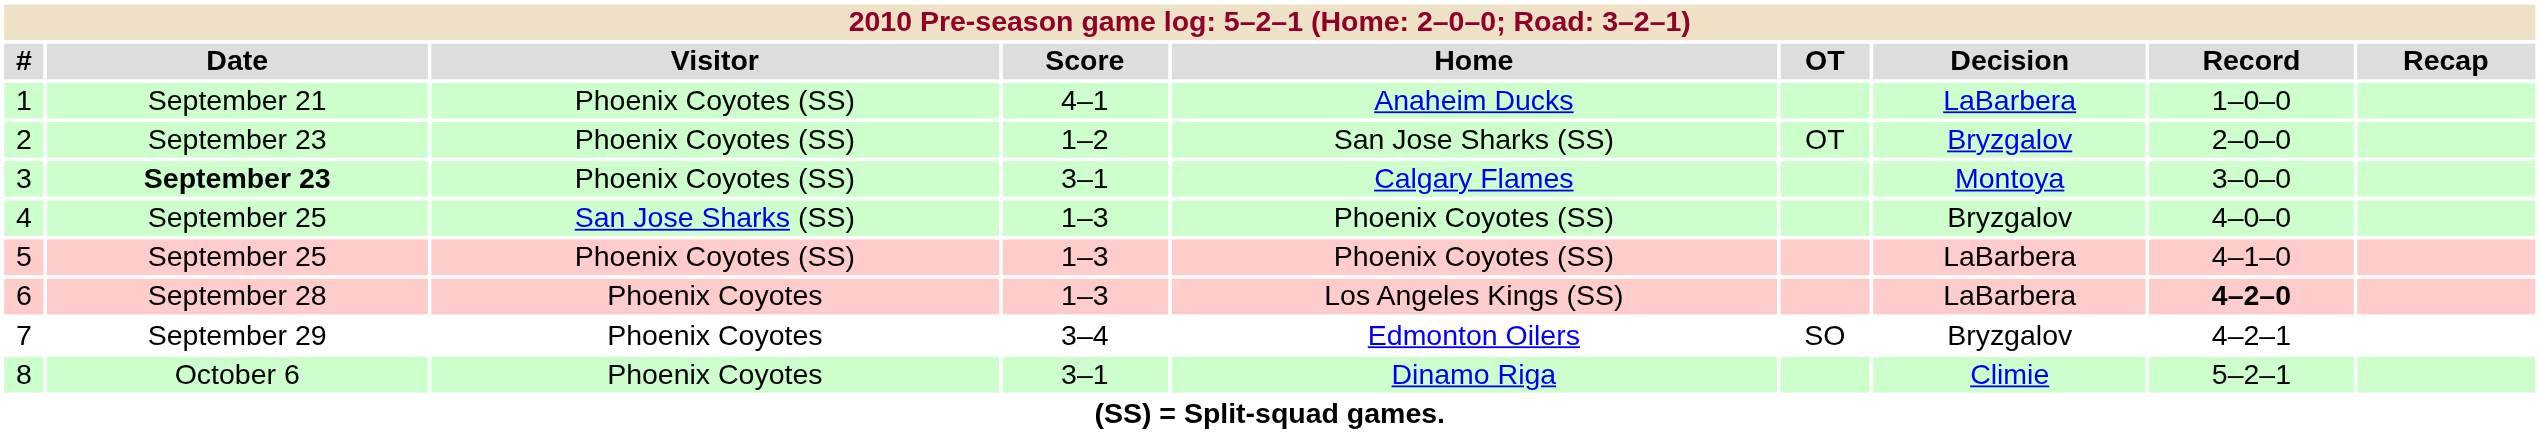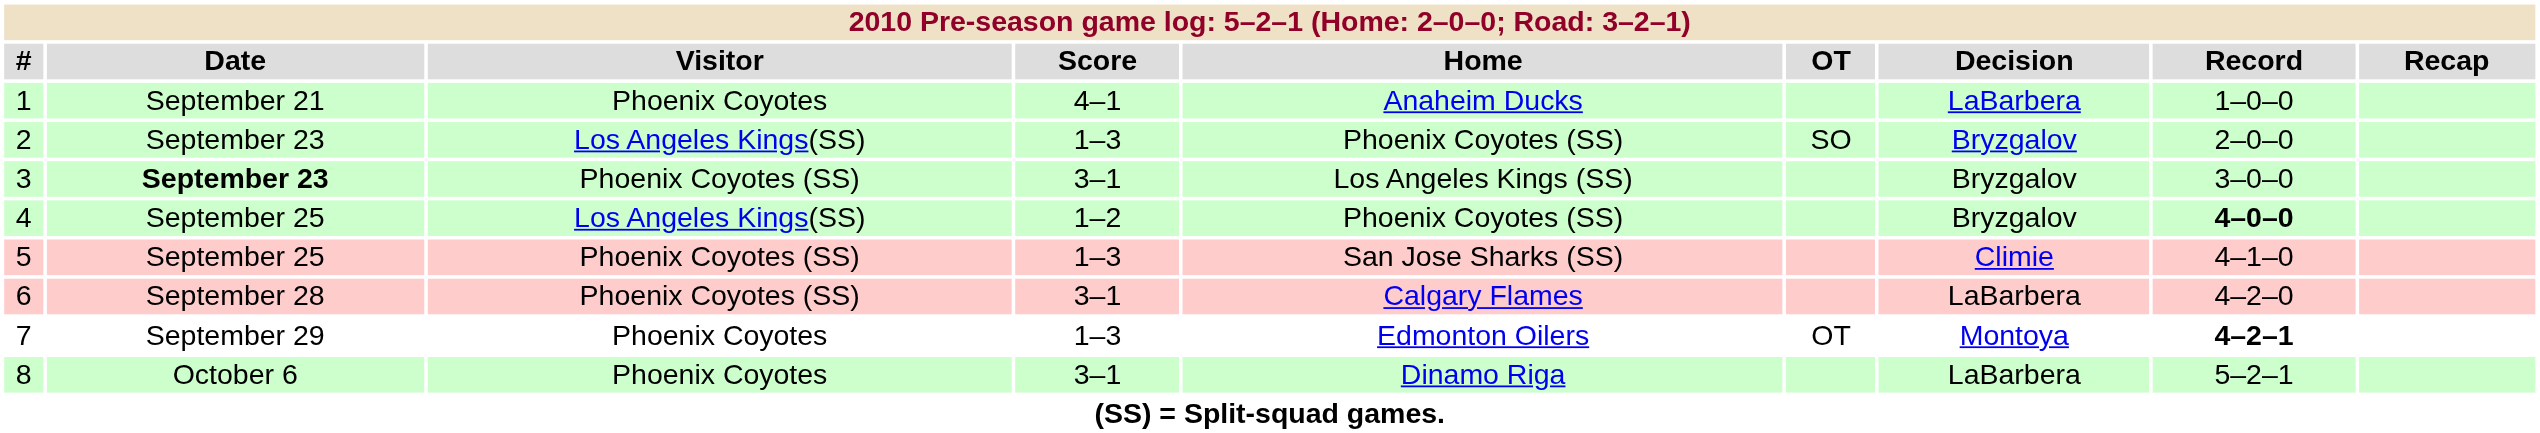(715, 100) Phoenix Coyotes (SS) -> (720, 100) Phoenix Coyotes
(715, 139) Phoenix Coyotes (SS) -> (720, 139) Los Angeles Kings(SS)
(1085, 139) 1–2 -> (1098, 139) 1–3
(1474, 139) San Jose Sharks (SS) -> (1483, 139) Phoenix Coyotes (SS)
(1825, 139) OT -> (1831, 139) SO
(1474, 178) Calgary Flames -> (1483, 178) Los Angeles Kings (SS)
(2010, 178) Montoya -> (2014, 178) Bryzgalov
(715, 217) San Jose Sharks (SS) -> (720, 217) Los Angeles Kings(SS)
(1085, 217) 1–3 -> (1098, 217) 1–2
(2251, 217) normal -> (2254, 217) bold
(1474, 256) Phoenix Coyotes (SS) -> (1483, 256) San Jose Sharks (SS)
(2010, 256) LaBarbera -> (2014, 256) Climie
(715, 296) Phoenix Coyotes -> (720, 296) Phoenix Coyotes (SS)
(1085, 296) 1–3 -> (1098, 296) 3–1
(1474, 296) Los Angeles Kings (SS) -> (1483, 296) Calgary Flames
(2251, 296) bold -> (2254, 296) normal
(1085, 335) 3–4 -> (1098, 335) 1–3
(1825, 335) SO -> (1831, 335) OT
(2010, 335) Bryzgalov -> (2014, 335) Montoya
(2251, 335) normal -> (2254, 335) bold
(2010, 374) Climie -> (2014, 374) LaBarbera
